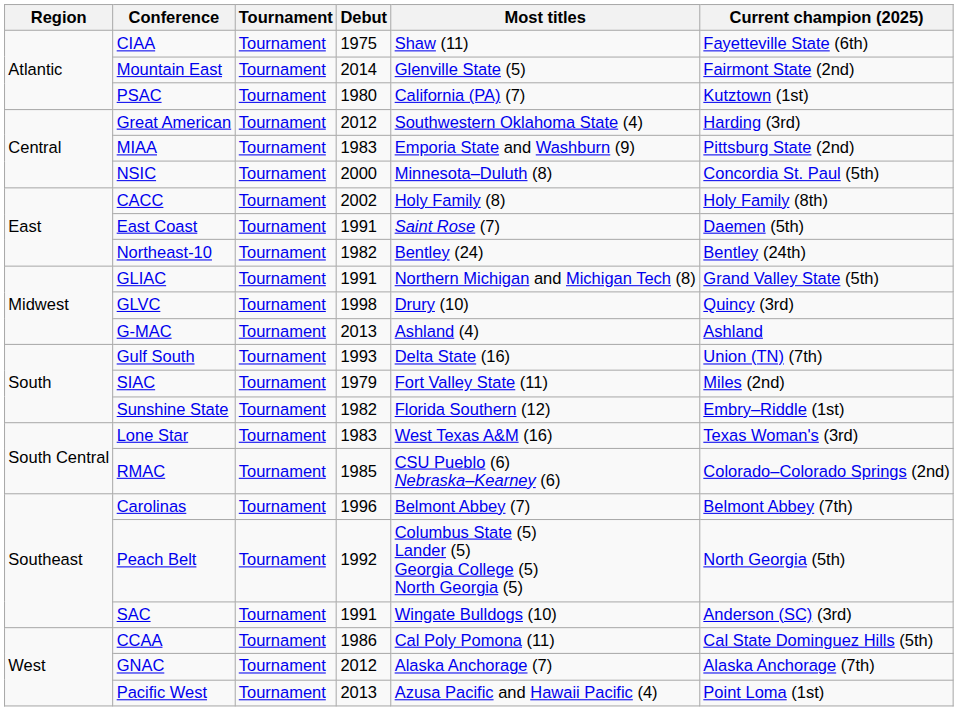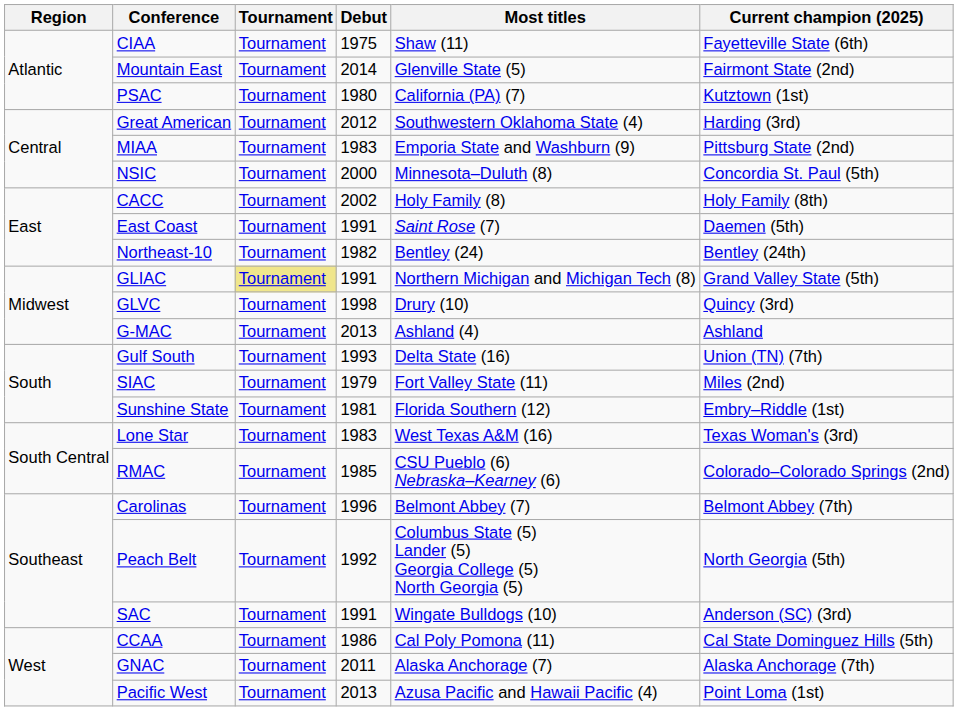(282, 278) no background -> (282, 278) khaki background
(359, 409) 1982 -> (359, 409) 1981
(359, 666) 2012 -> (358, 666) 2011
